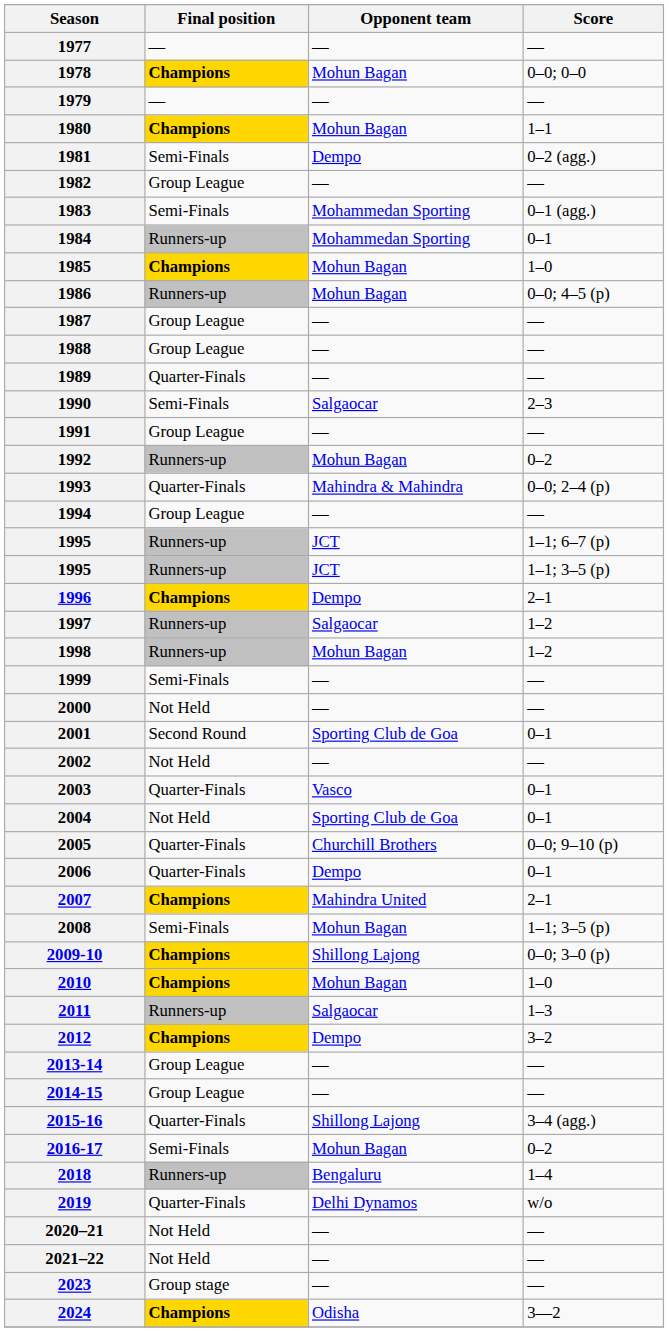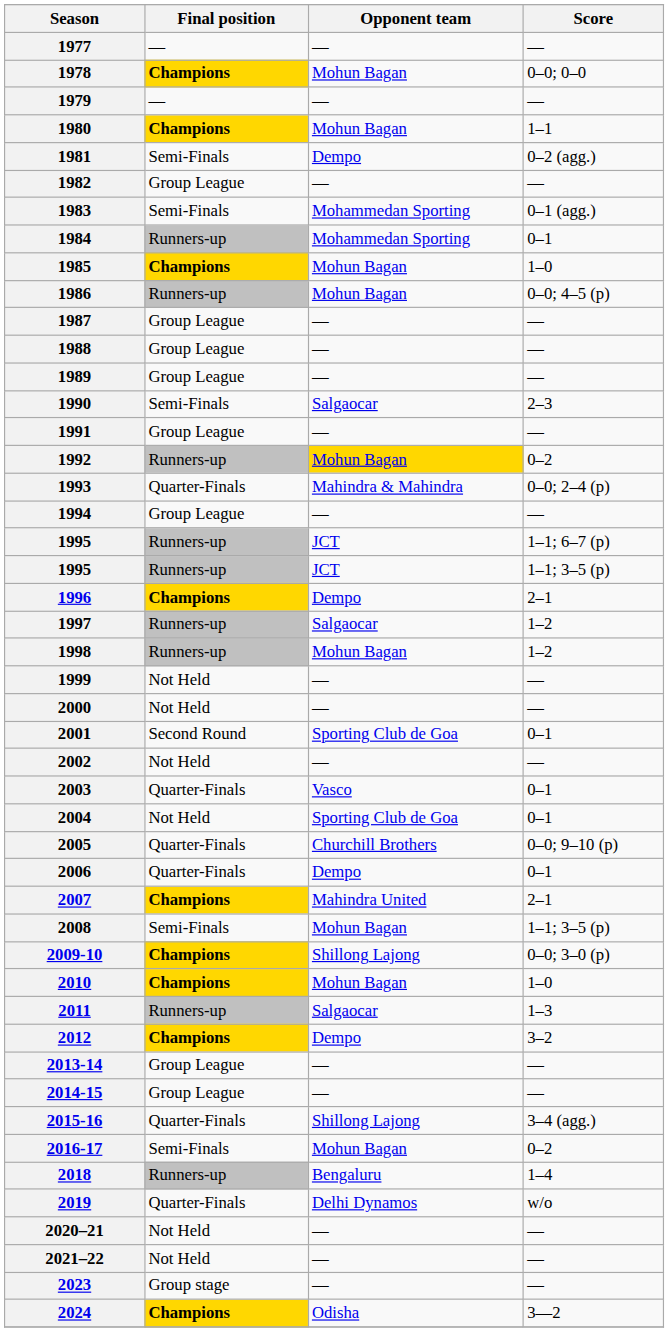(197, 376) Quarter-Finals -> (196, 376) Group League
(359, 459) no background -> (359, 459) gold background
(189, 679) Semi-Finals -> (179, 679) Not Held
